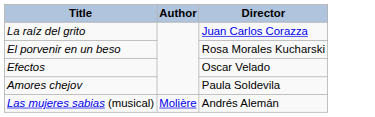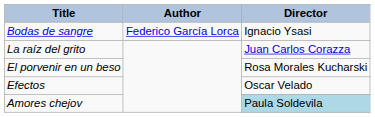+ row: (50, 31)
(241, 85) no background -> (283, 103) lightblue background
- row: (81, 103)
